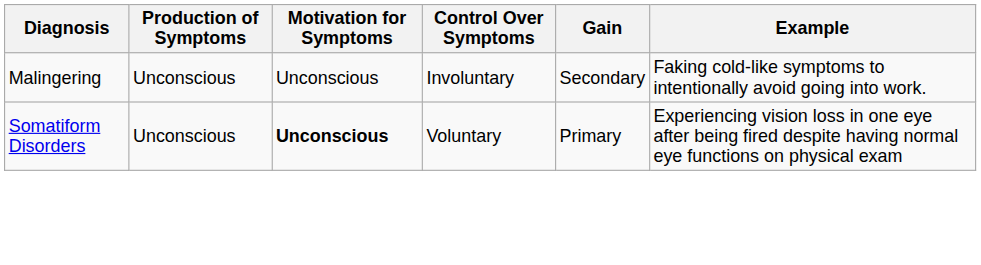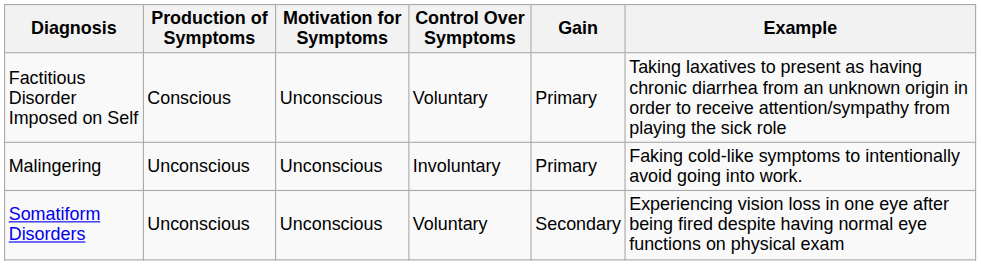+ row: (73, 97)
(602, 77) Secondary -> (566, 166) Primary
(332, 136) bold -> (331, 224) normal
(590, 136) Primary -> (578, 224) Secondary
